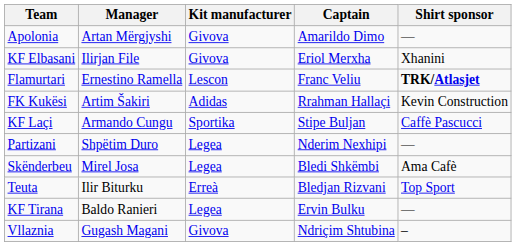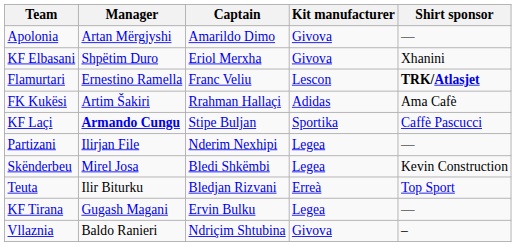columns swapped: (346, 15) <-> (240, 15)
(110, 58) Ilirjan File -> (120, 58) Shpëtim Duro
(454, 101) Kevin Construction -> (429, 101) Ama Cafè
(127, 123) normal -> (131, 123) bold
(120, 144) Shpëtim Duro -> (110, 144) Ilirjan File
(429, 166) Ama Cafè -> (454, 166) Kevin Construction
(119, 209) Baldo Ranieri -> (125, 209) Gugash Magani
(125, 230) Gugash Magani -> (119, 230) Baldo Ranieri
